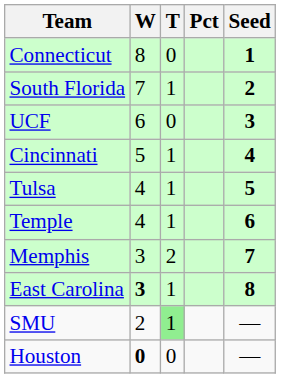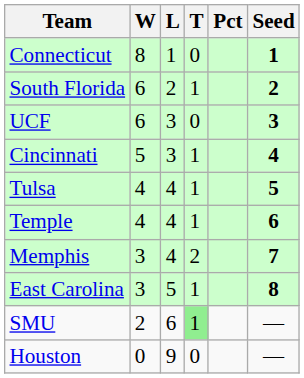+ column: (173, 21)
(140, 88) 7 -> (140, 88) 6
(140, 289) bold -> (140, 289) normal
(140, 356) bold -> (140, 356) normal
